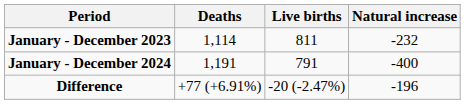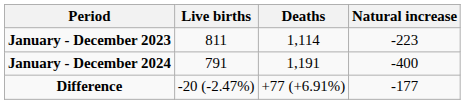columns swapped: (307, 16) <-> (220, 16)
(405, 39) -232 -> (405, 39) -223
(405, 87) -196 -> (405, 87) -177
